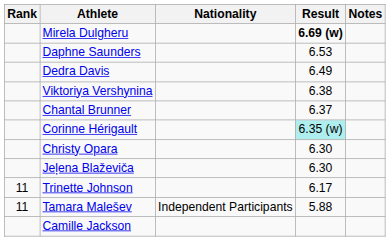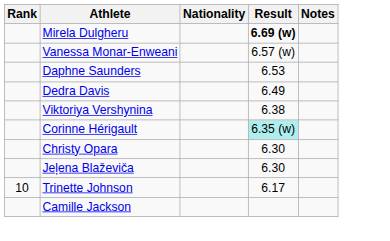+ row: (110, 52)
- row: (87, 110)
(22, 187) 11 -> (22, 187) 10
- row: (87, 206)
